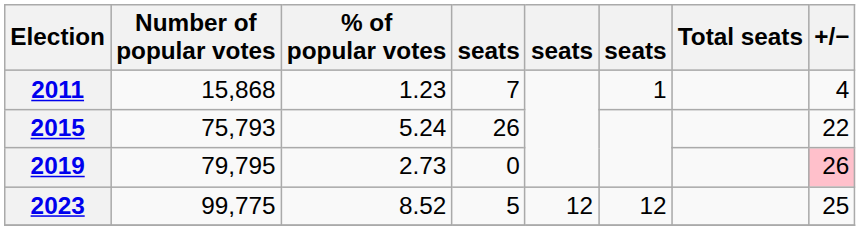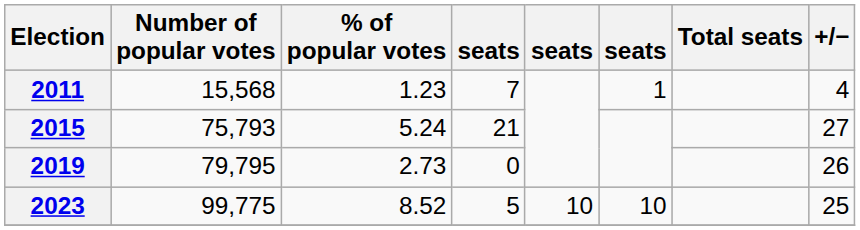(238, 89) 15,868 -> (238, 89) 15,568
(506, 128) 26 -> (506, 128) 21
(836, 128) 22 -> (836, 128) 27
(836, 166) pink background -> (836, 166) no background
(580, 205) 12 -> (580, 205) 10
(653, 205) 12 -> (653, 205) 10
